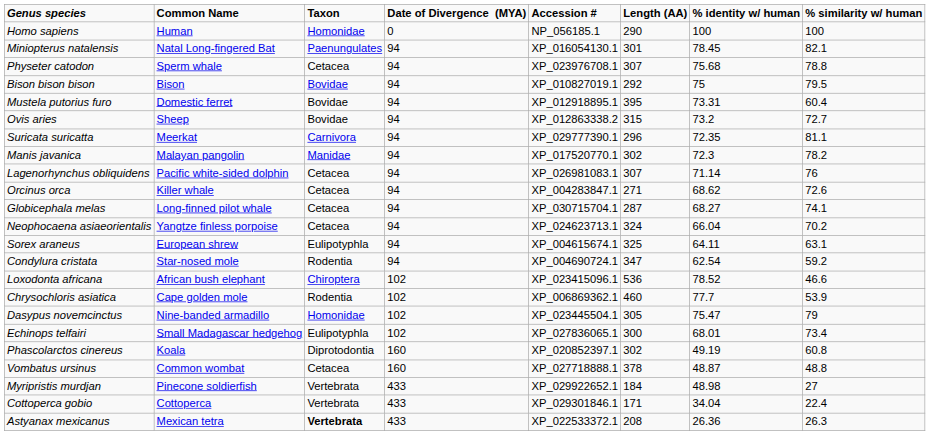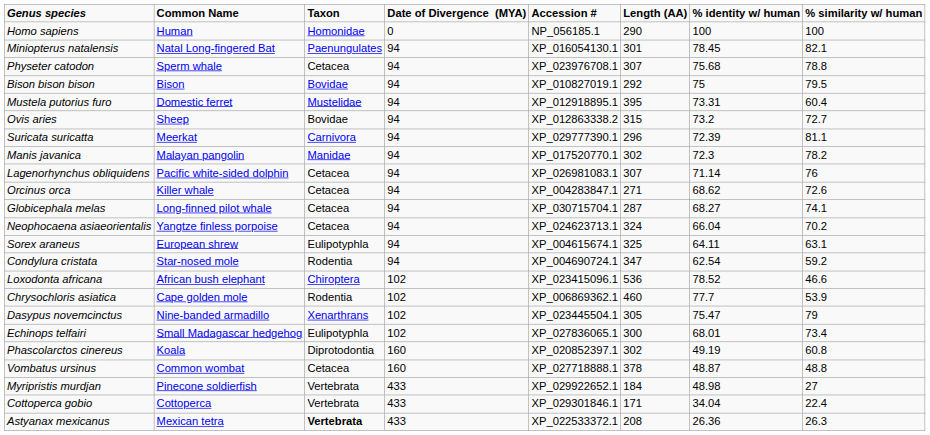(328, 102) Bovidae -> (334, 102) Mustelidae
(706, 137) 72.35 -> (706, 137) 72.39
(336, 315) Homonidae -> (338, 315) Xenarthrans
